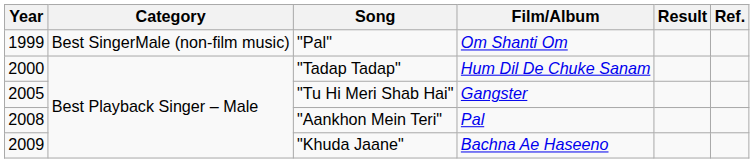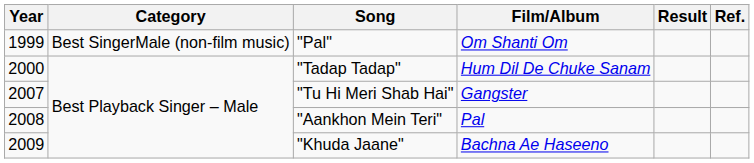(26, 94) 2005 -> (26, 94) 2007
